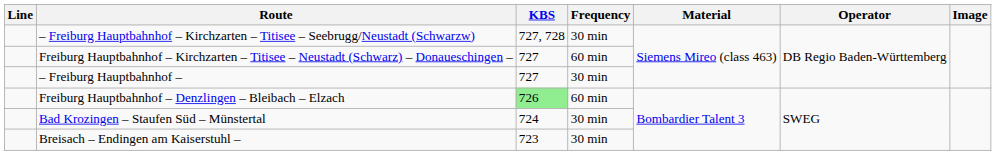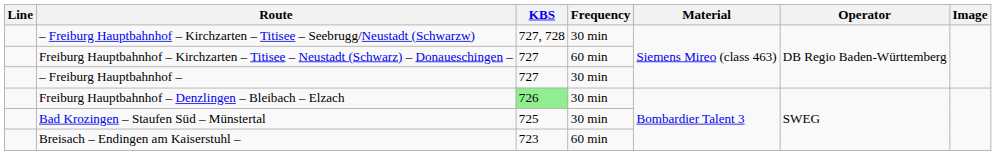(589, 98) 60 min -> (589, 98) 30 min
(529, 118) 724 -> (529, 118) 725
(589, 139) 30 min -> (589, 139) 60 min
